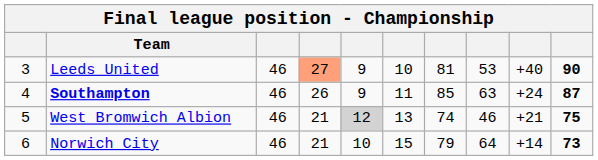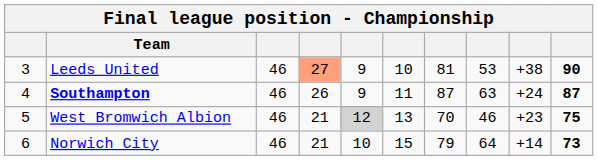(530, 70) +40 -> (530, 70) +38
(446, 94) 85 -> (446, 94) 87
(446, 119) 74 -> (446, 119) 70
(530, 119) +21 -> (530, 119) +23
